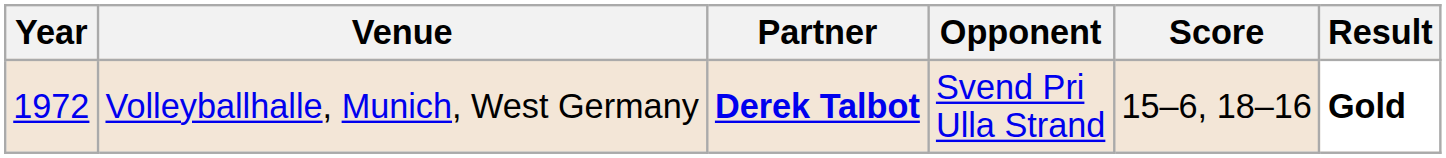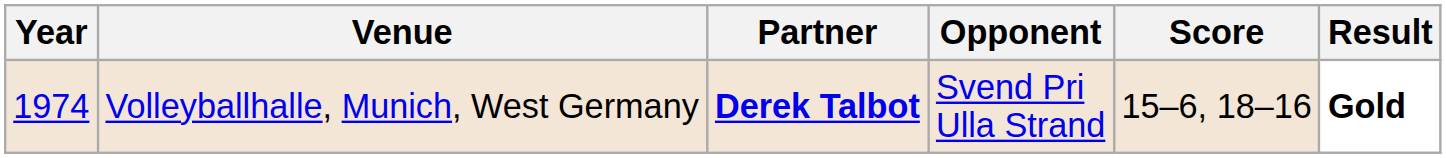(51, 106) 1972 -> (51, 106) 1974
